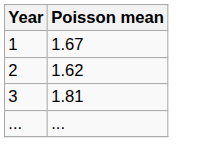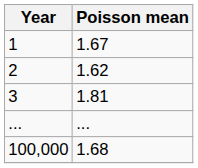+ row: (38, 149)
